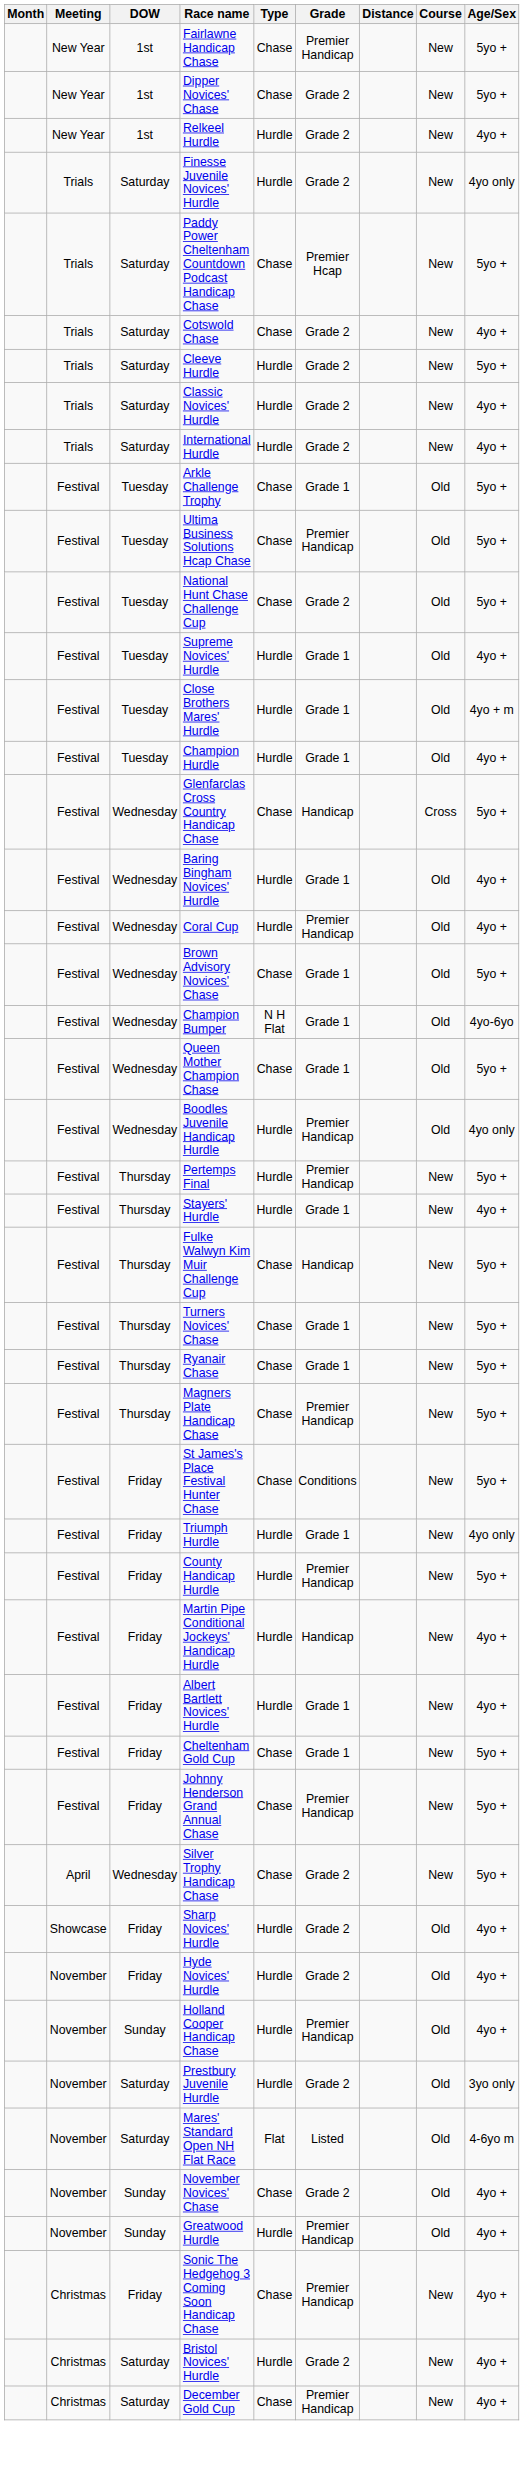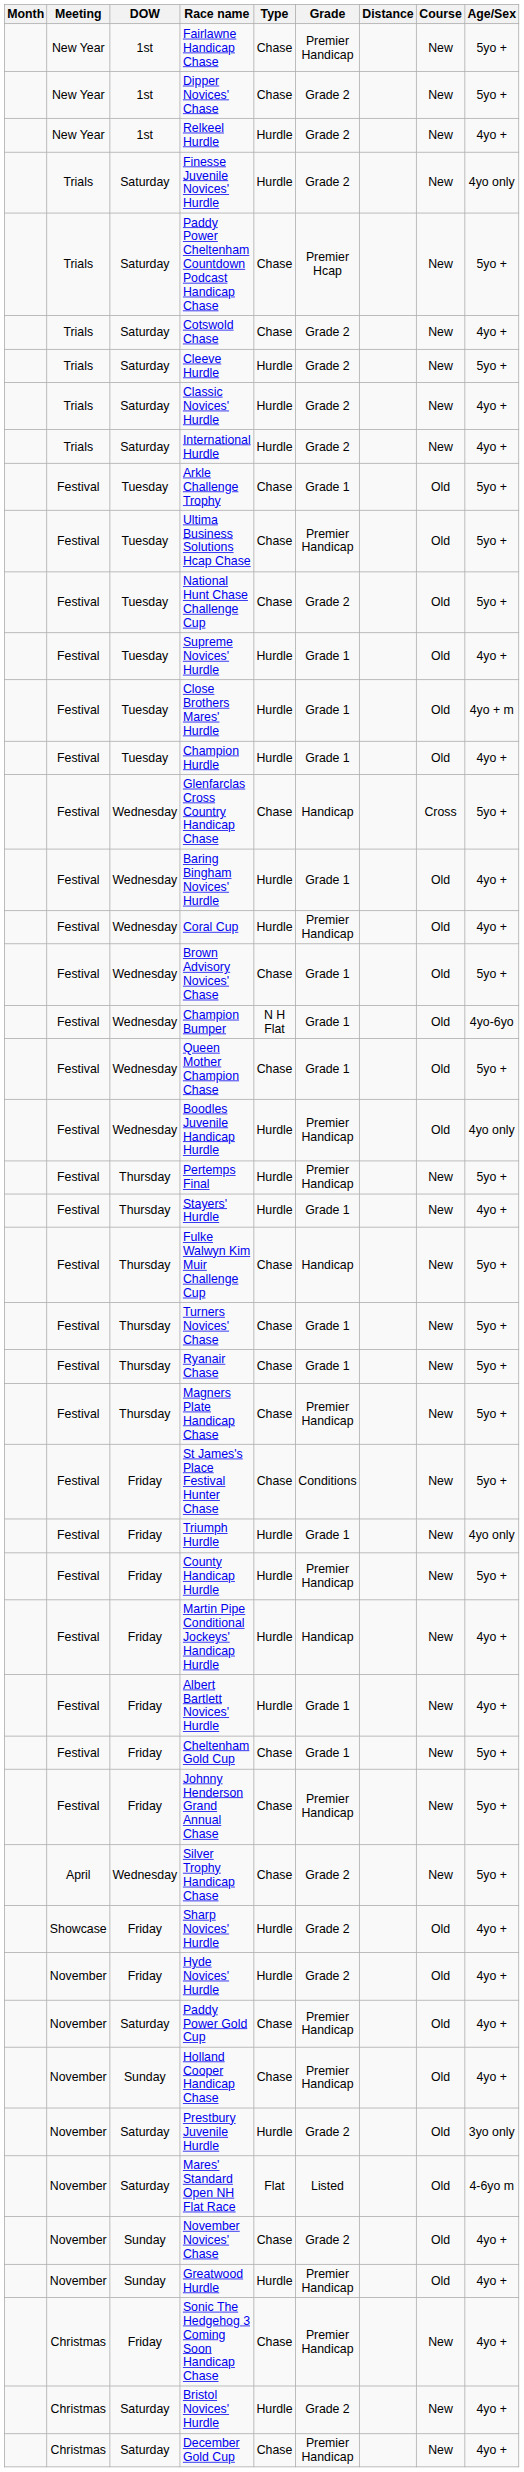+ row: (215, 2023)
(275, 2030) Hurdle -> (275, 2077) Chase
